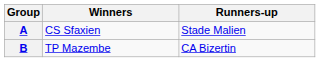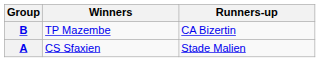rows swapped: (23, 30) <-> (23, 48)
